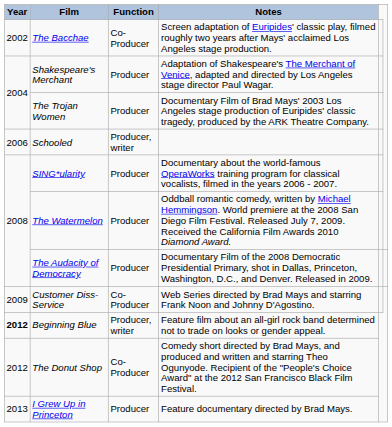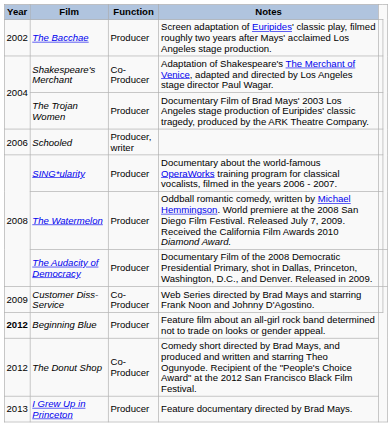(130, 38) Co-Producer -> (130, 38) Producer
(130, 75) Producer -> (130, 75) Co-Producer
(131, 325) Producer, writer -> (130, 325) Producer
